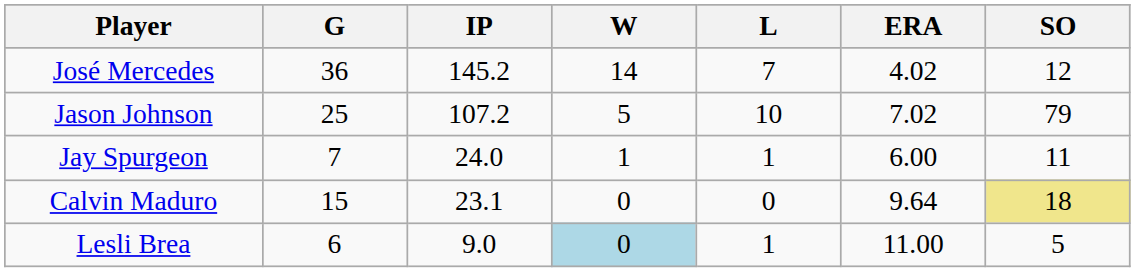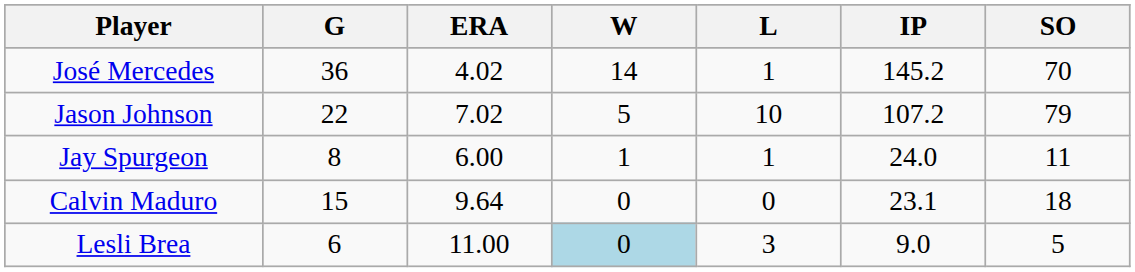columns swapped: (479, 26) <-> (913, 26)
(769, 69) 7 -> (769, 69) 1
(1058, 69) 12 -> (1058, 69) 70
(334, 113) 25 -> (334, 113) 22
(334, 157) 7 -> (334, 157) 8
(1058, 200) khaki background -> (1058, 200) no background
(769, 244) 1 -> (769, 244) 3
